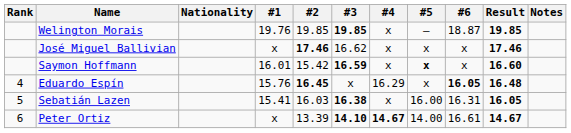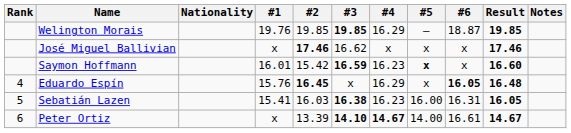(388, 31) x -> (388, 31) 16.29
(388, 66) x -> (388, 66) 16.23
(388, 101) x -> (388, 101) 16.23
